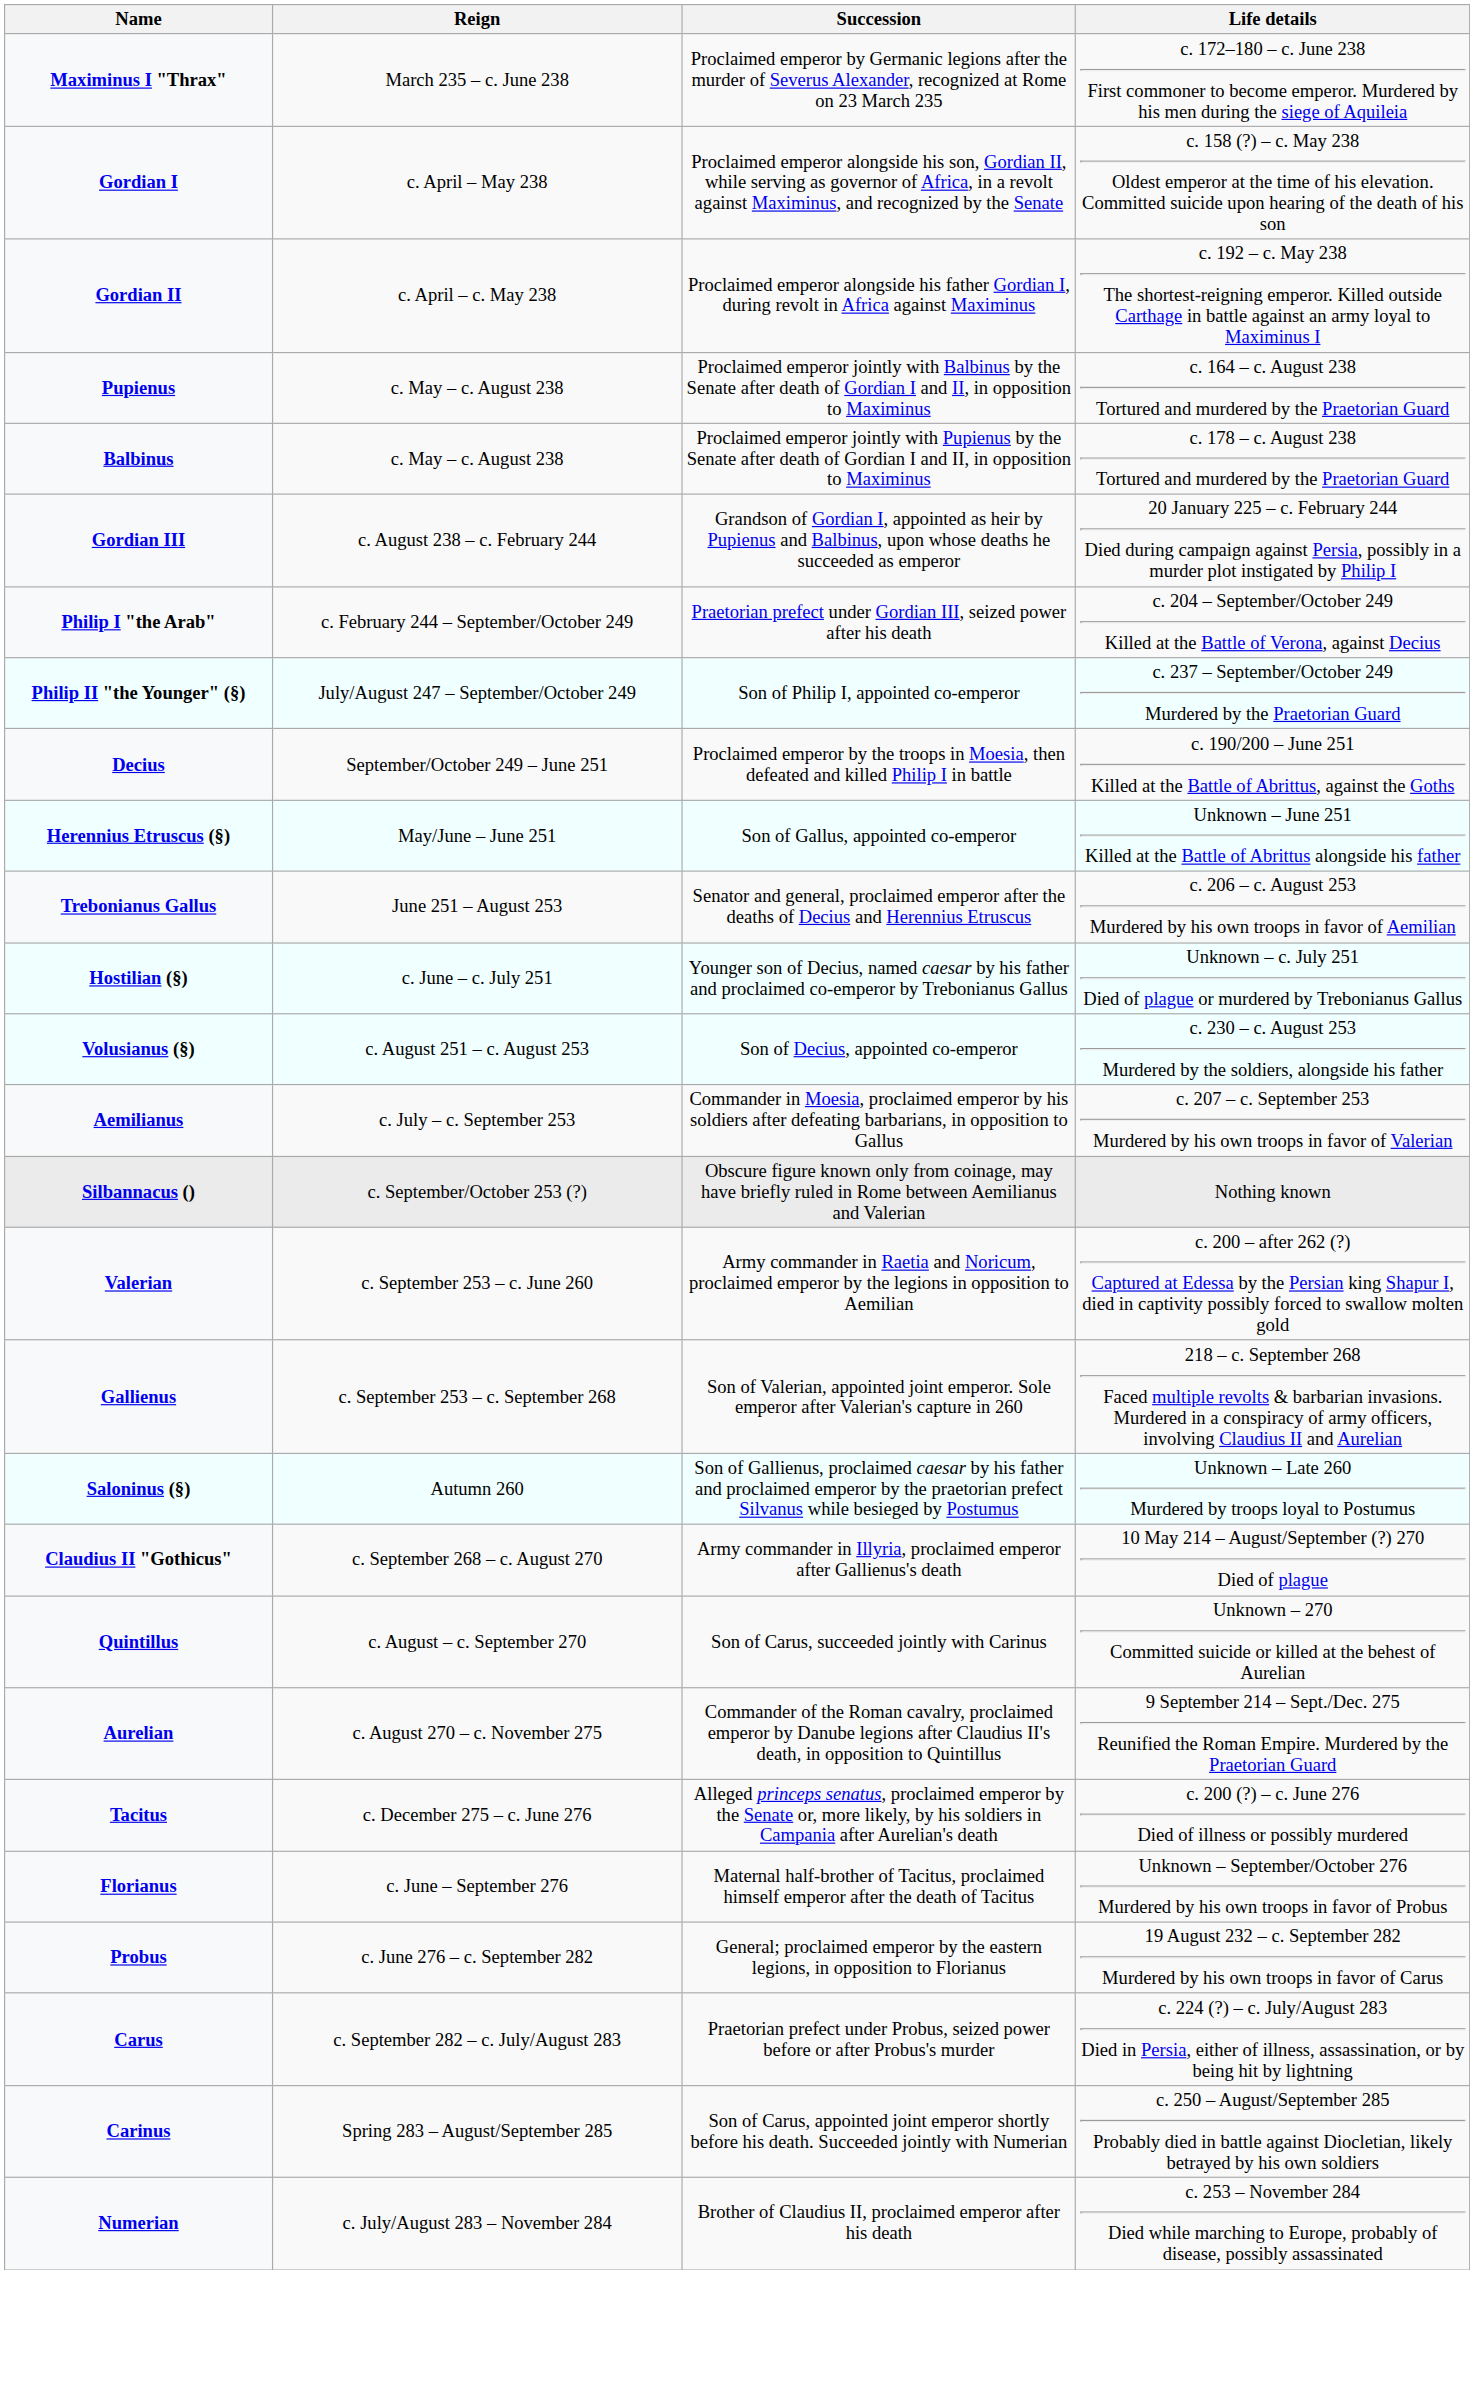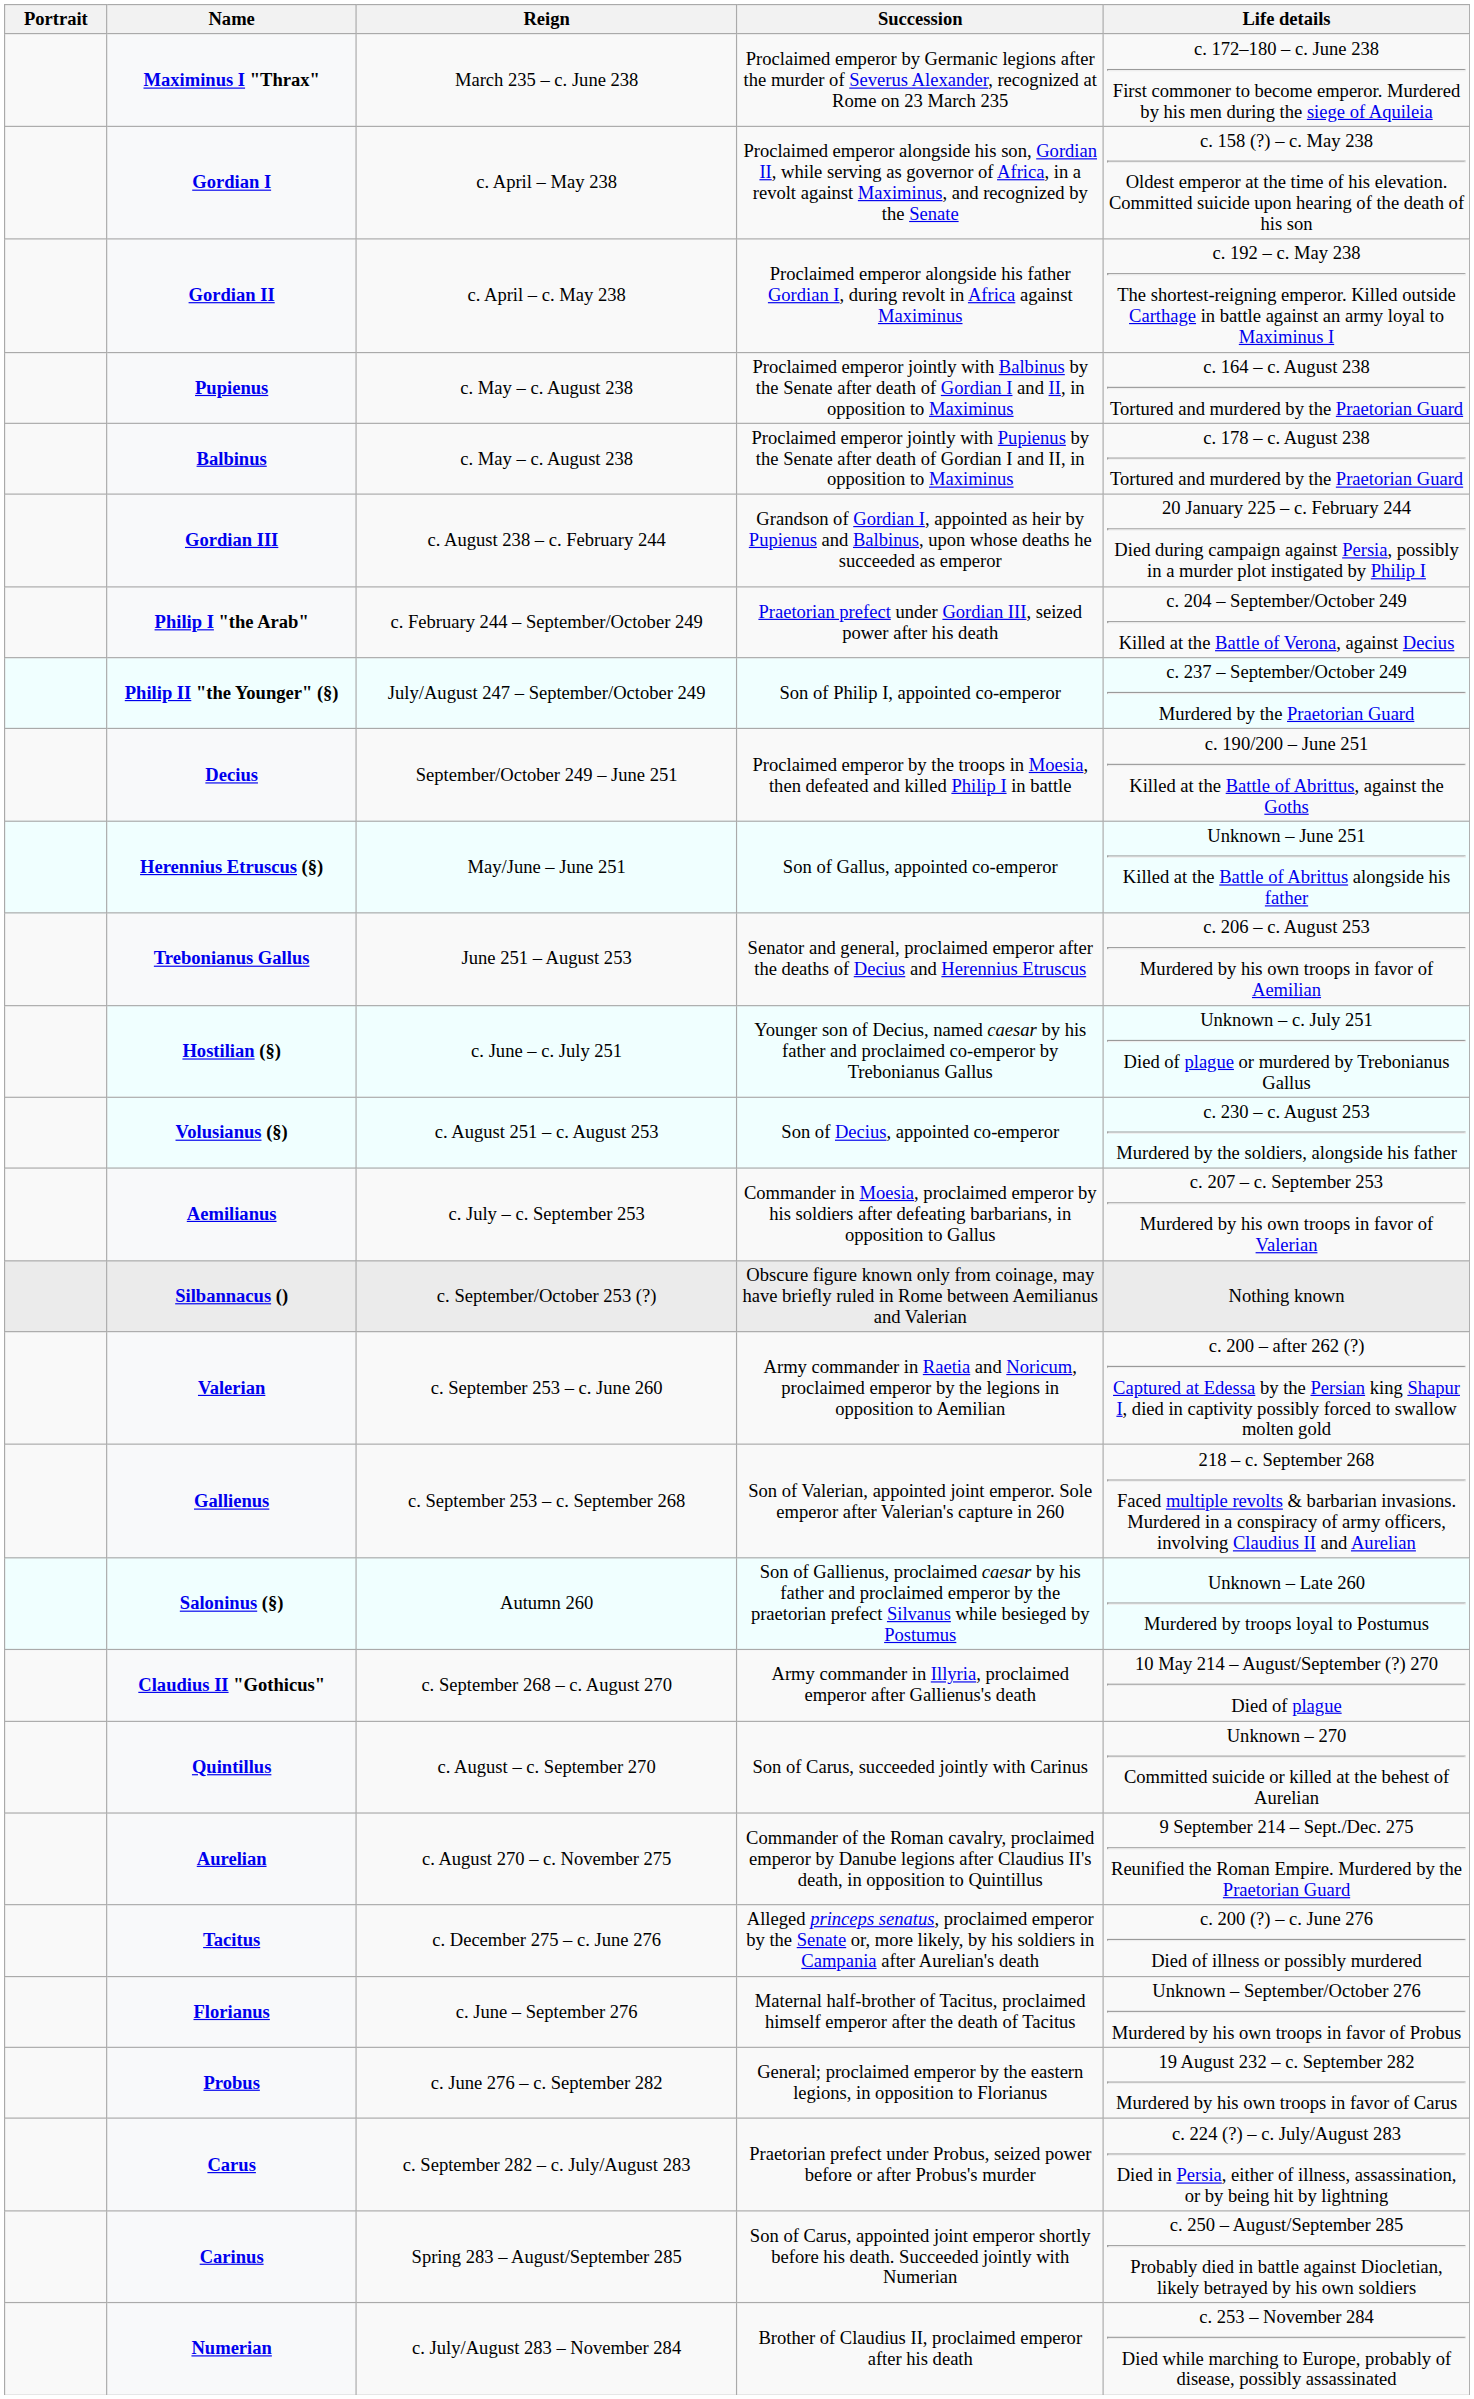+ column: (56, 19)
